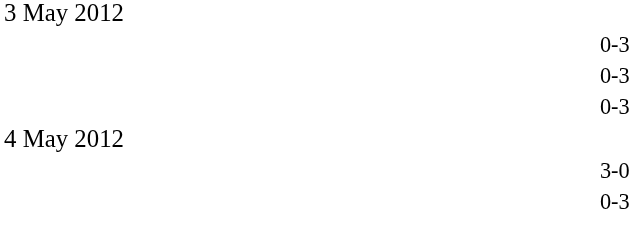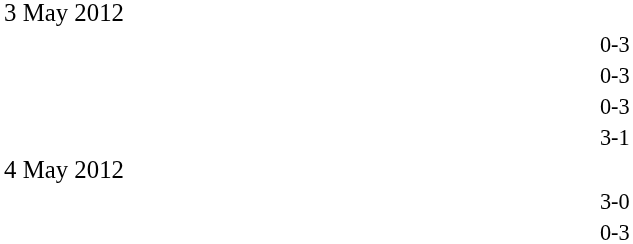+ row: (232, 138)
